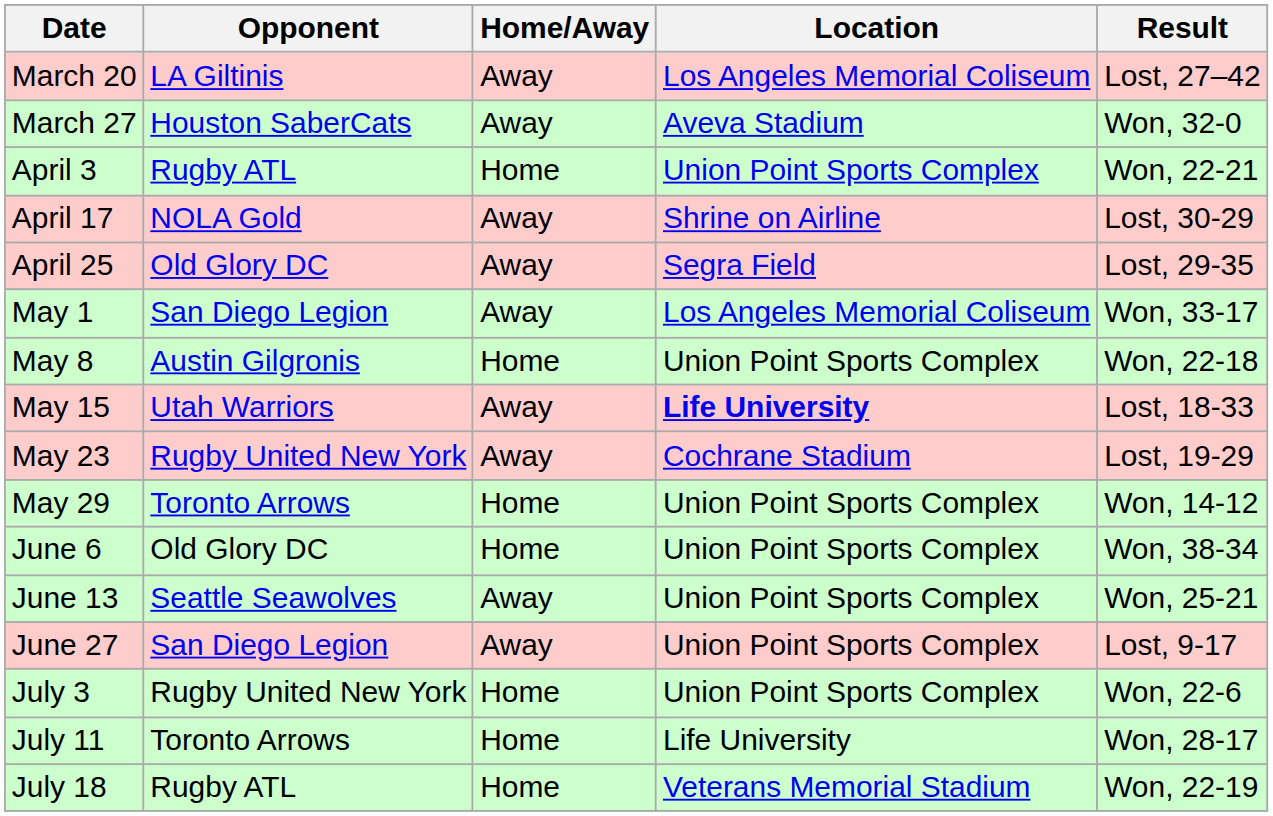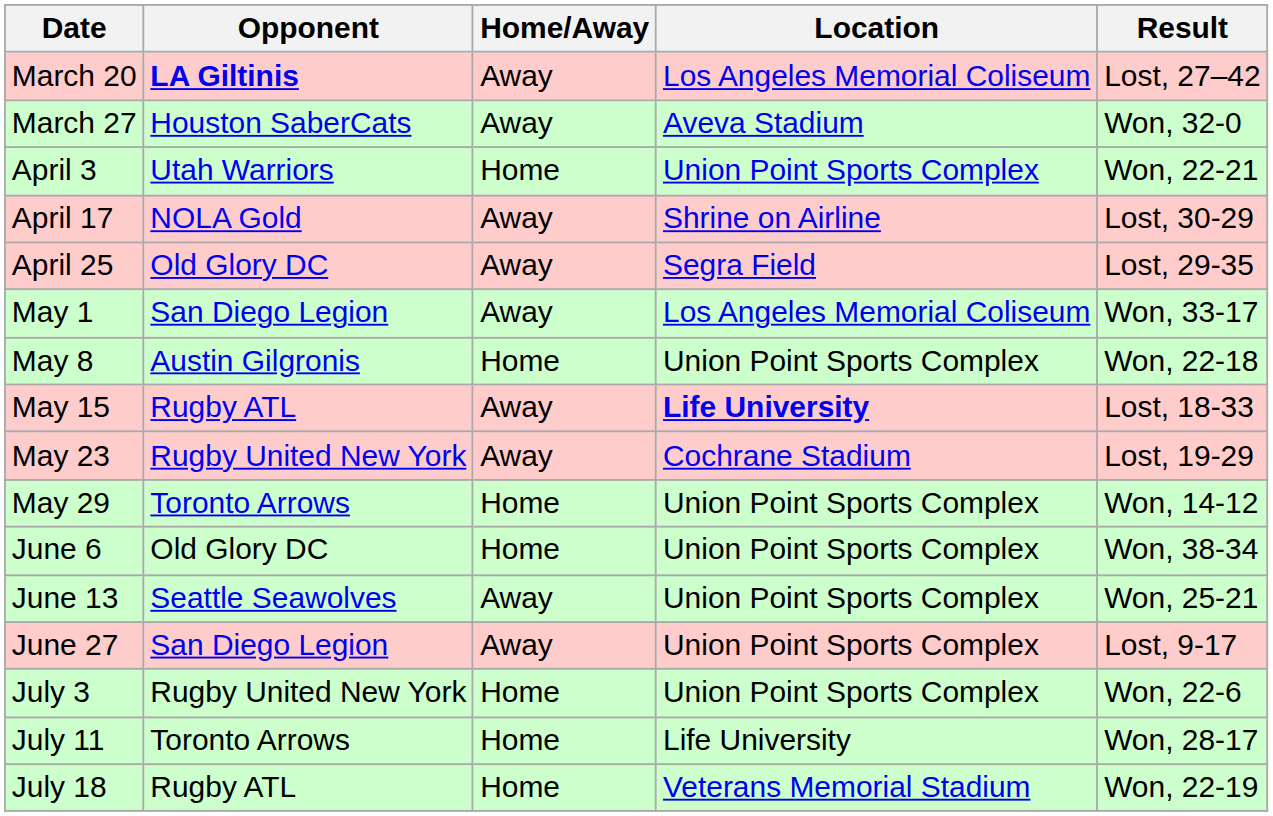(217, 75) normal -> (225, 75) bold
(223, 170) Rugby ATL -> (242, 170) Utah Warriors
(242, 407) Utah Warriors -> (223, 407) Rugby ATL
